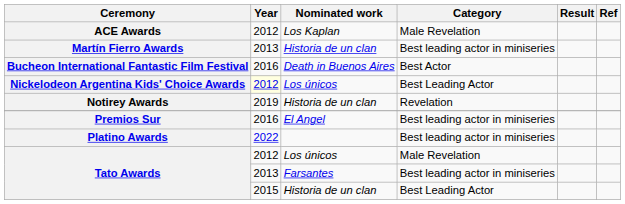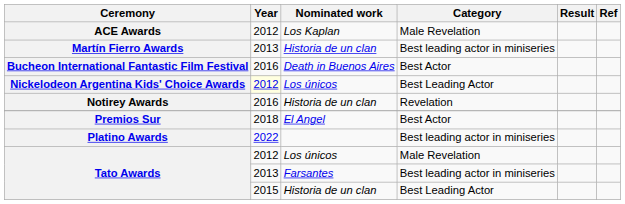(266, 102) 2019 -> (266, 102) 2016
(266, 119) 2016 -> (266, 119) 2018
(477, 119) Best leading actor in miniseries -> (425, 119) Best Actor
